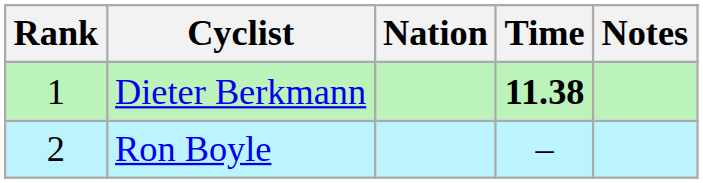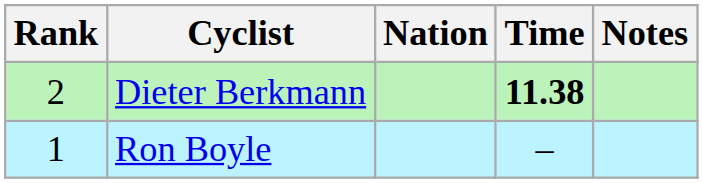(56, 90) 1 -> (56, 90) 2
(56, 148) 2 -> (56, 148) 1
